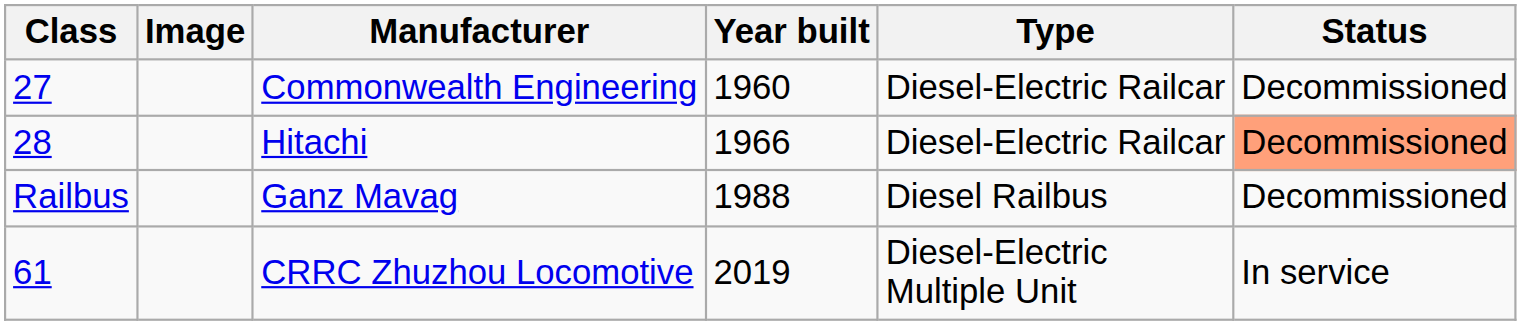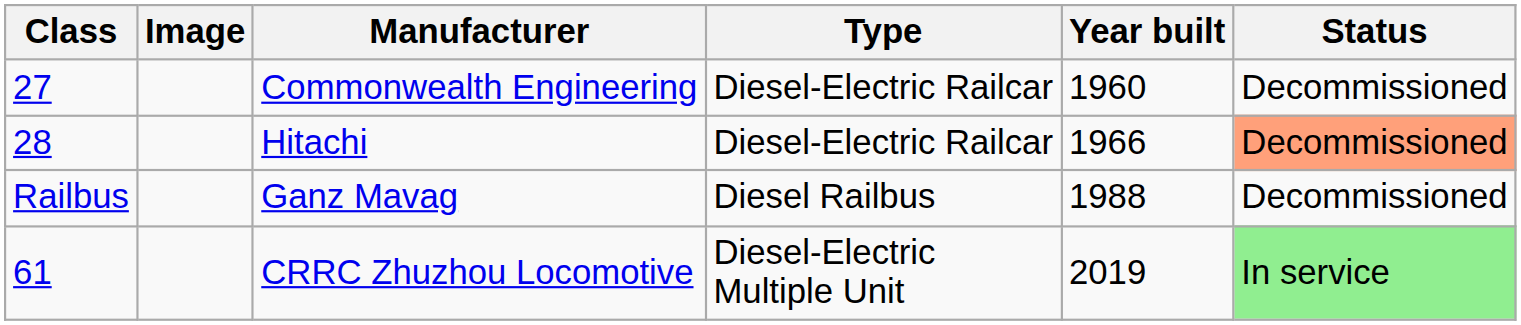columns swapped: (792, 32) <-> (1056, 32)
(1316, 271) no background -> (1316, 271) lightgreen background
